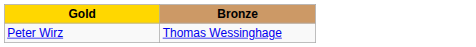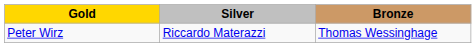+ column: (238, 14)
